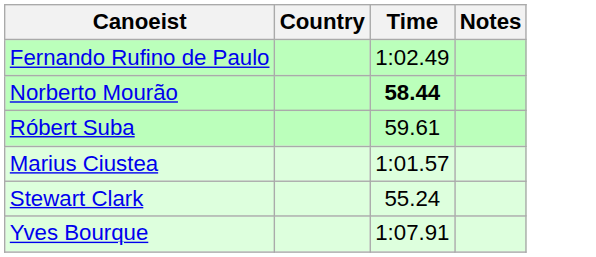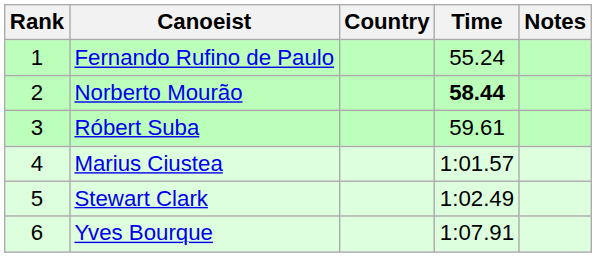+ column: (37, 22)
(412, 57) 1:02.49 -> (477, 57) 55.24
(412, 198) 55.24 -> (477, 198) 1:02.49
